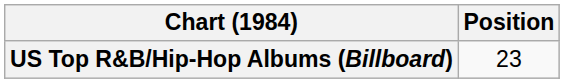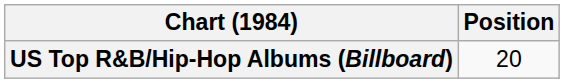(509, 59) 23 -> (509, 59) 20
